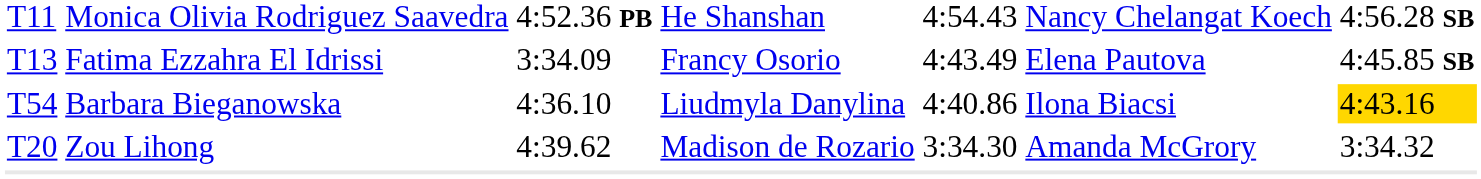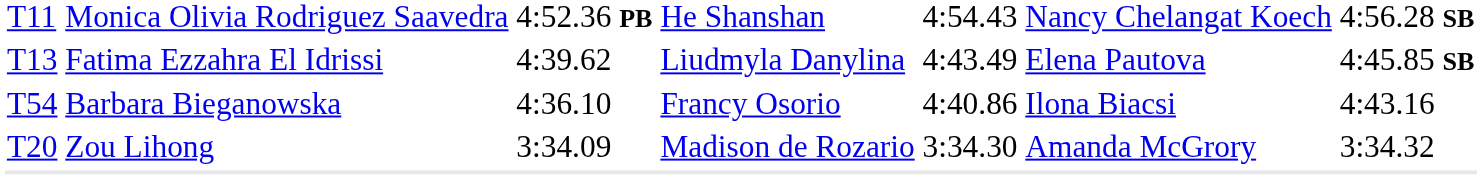(564, 60) 3:34.09 -> (564, 60) 4:39.62
(751, 60) Francy Osorio -> (783, 60) Liudmyla Danylina
(783, 103) Liudmyla Danylina -> (751, 103) Francy Osorio
(1387, 103) gold background -> (1387, 103) no background
(564, 146) 4:39.62 -> (564, 146) 3:34.09
